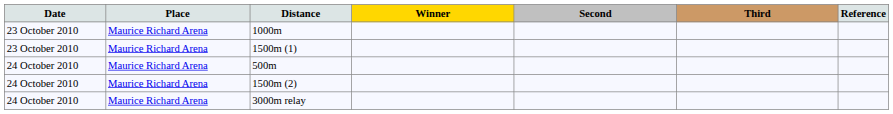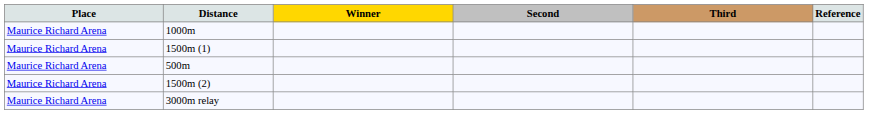- column: (55, 13)
